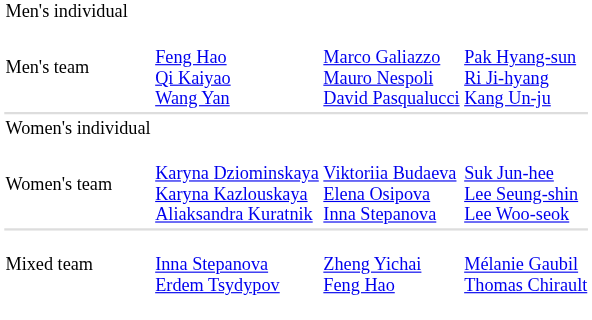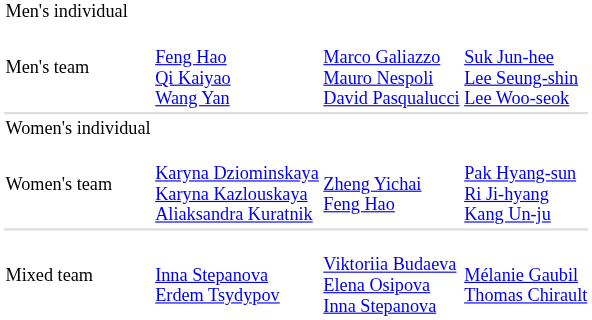(520, 77) Pak Hyang-sun Ri Ji-hyang Kang Un-ju -> (521, 77) Suk Jun-hee Lee Seung-shin Lee Woo-seok
(390, 194) Viktoriia Budaeva Elena Osipova Inna Stepanova -> (372, 194) Zheng Yichai Feng Hao
(521, 194) Suk Jun-hee Lee Seung-shin Lee Woo-seok -> (520, 194) Pak Hyang-sun Ri Ji-hyang Kang Un-ju
(372, 274) Zheng Yichai Feng Hao -> (390, 285) Viktoriia Budaeva Elena Osipova Inna Stepanova
